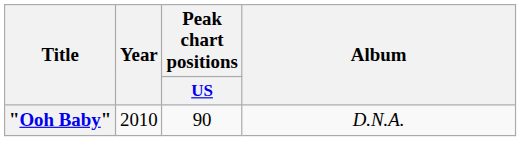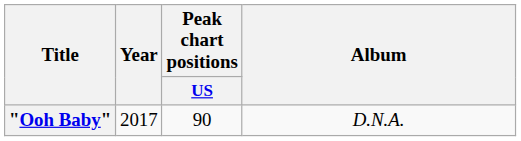(139, 119) 2010 -> (139, 119) 2017
